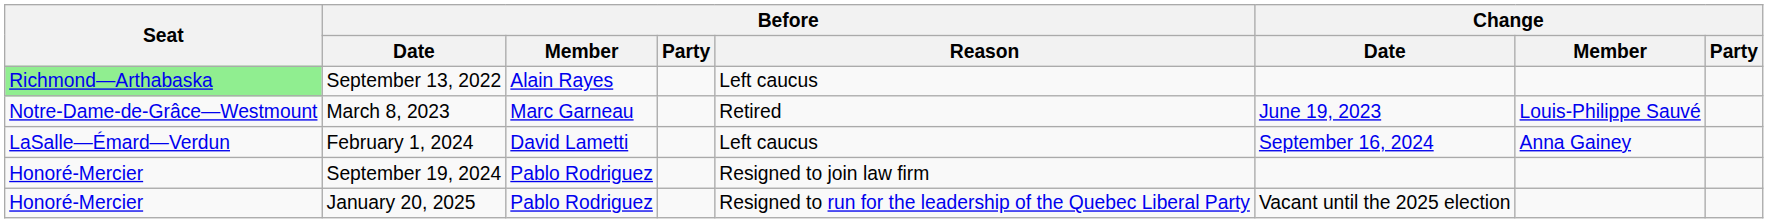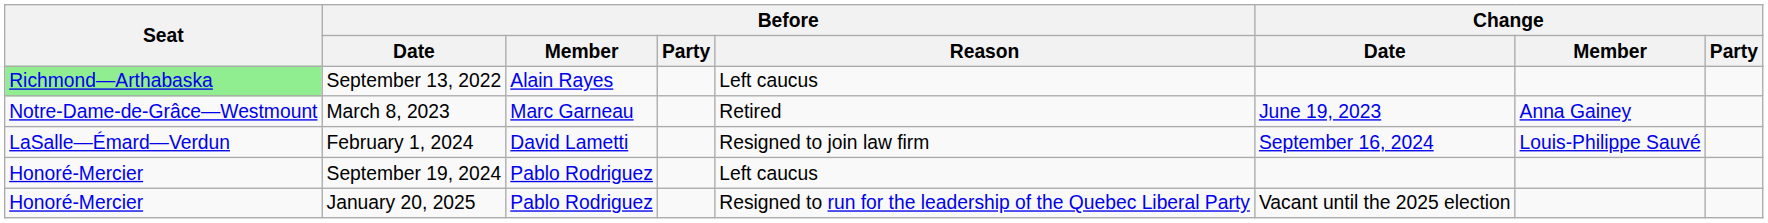(1610, 112) Louis-Philippe Sauvé -> (1575, 112) Anna Gainey
(769, 142) Left caucus -> (824, 142) Resigned to join law firm
(1575, 142) Anna Gainey -> (1610, 142) Louis-Philippe Sauvé
(824, 173) Resigned to join law firm -> (769, 173) Left caucus
